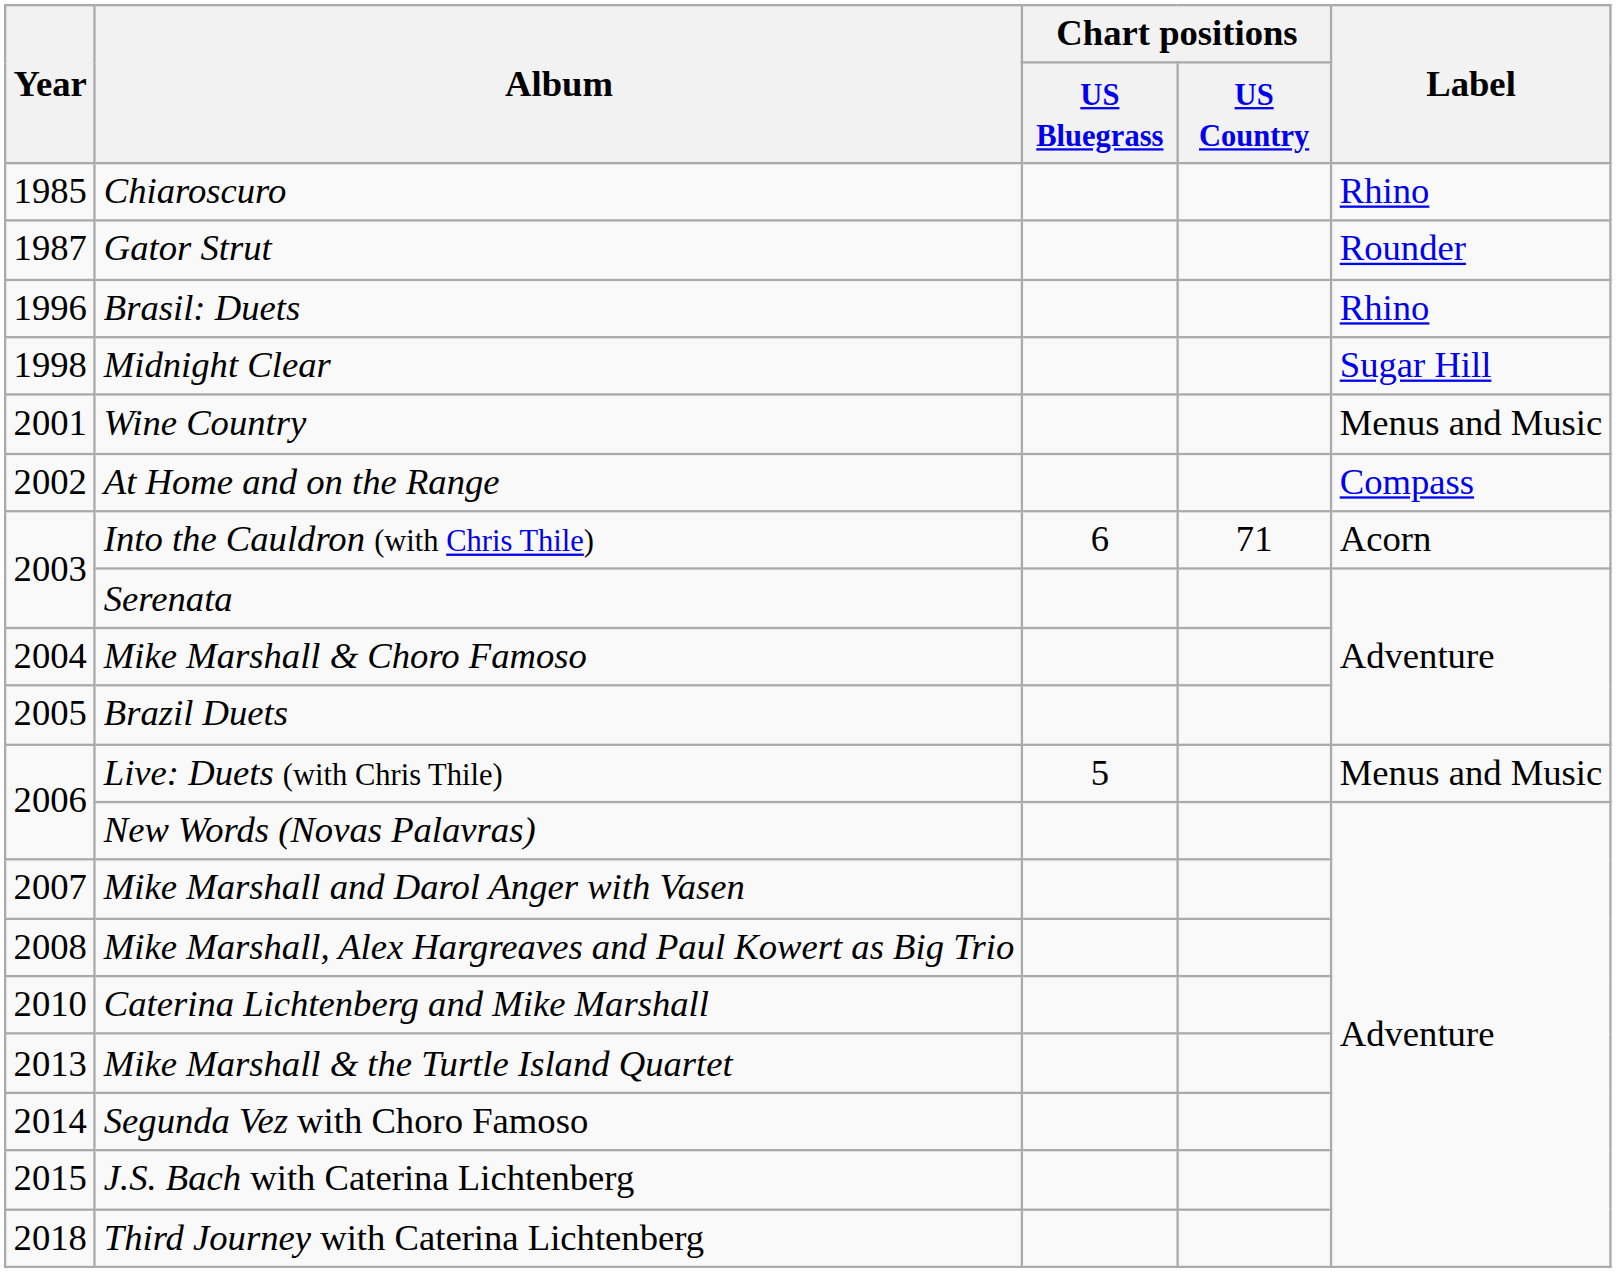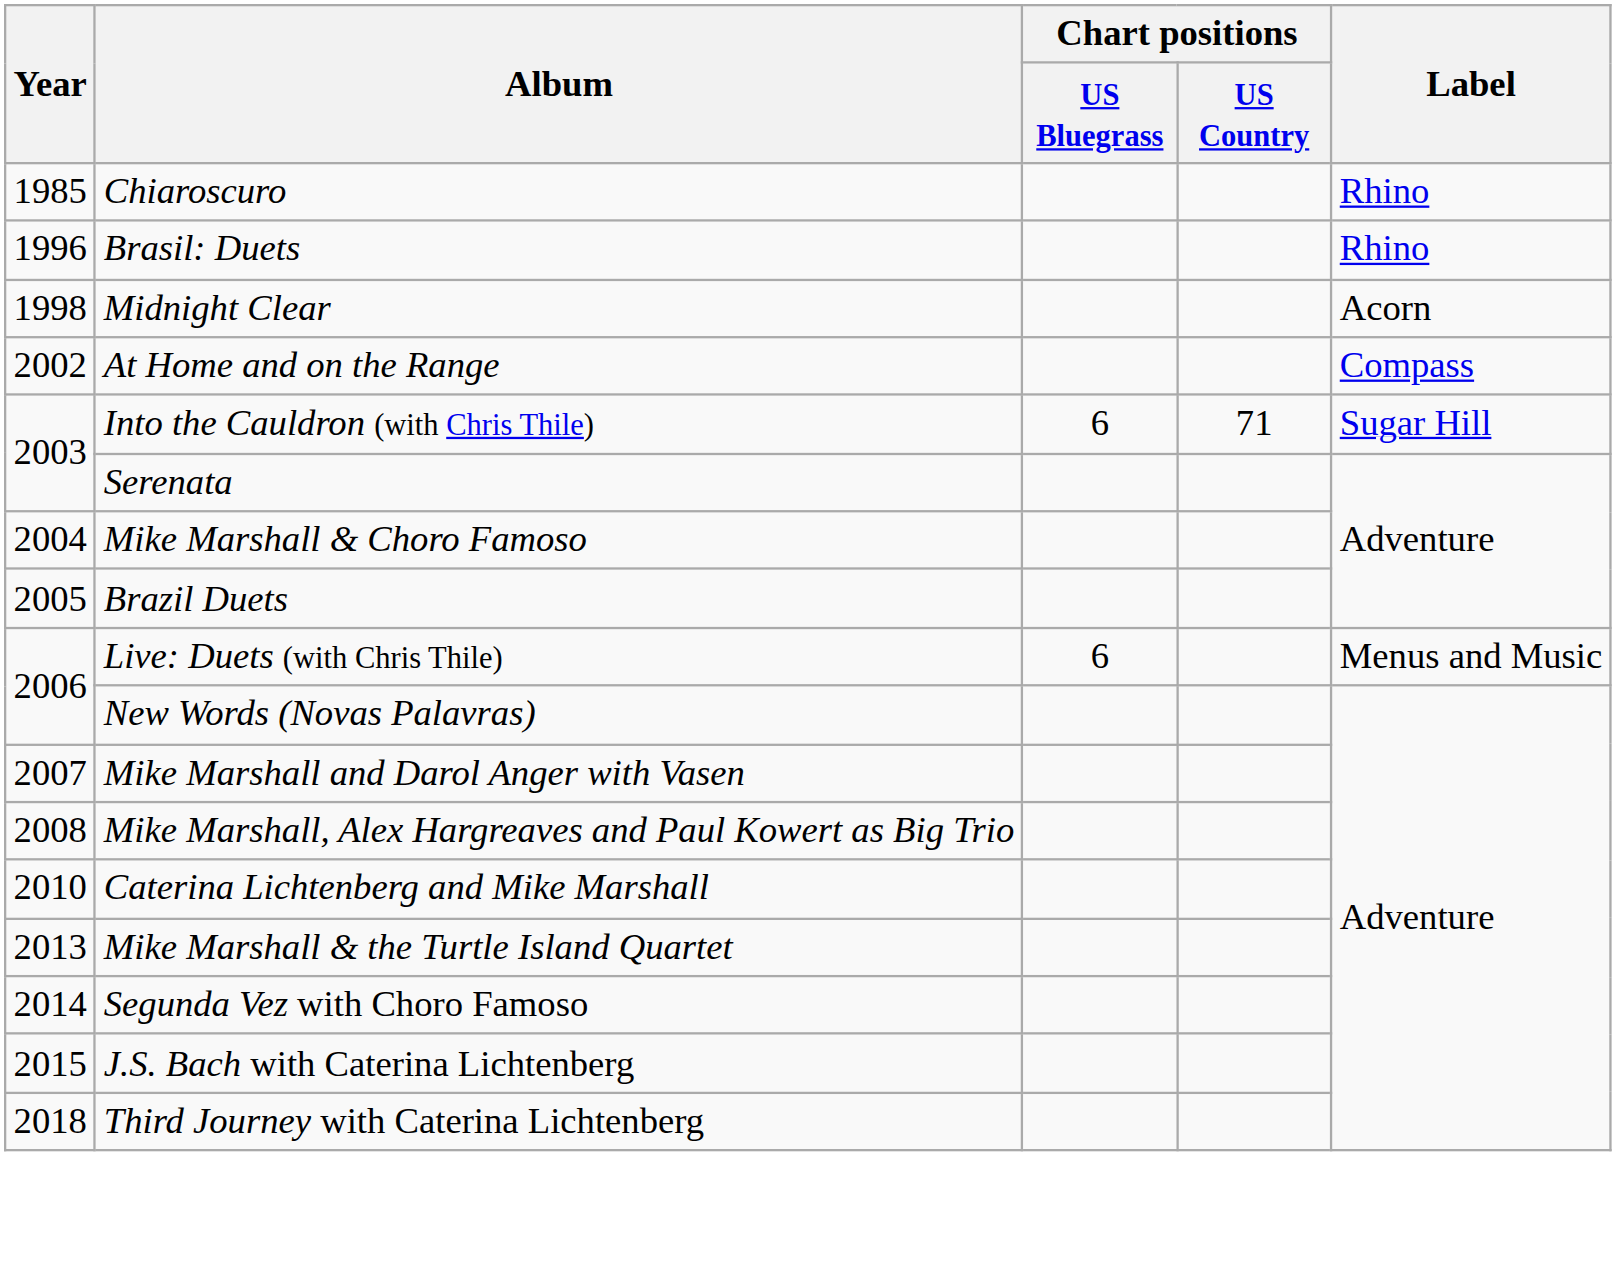- row: (188, 249)
(1416, 365) Sugar Hill -> (1386, 307) Acorn
- row: (205, 423)
(1386, 539) Acorn -> (1416, 423) Sugar Hill
(1100, 772) 5 -> (1100, 655) 6
